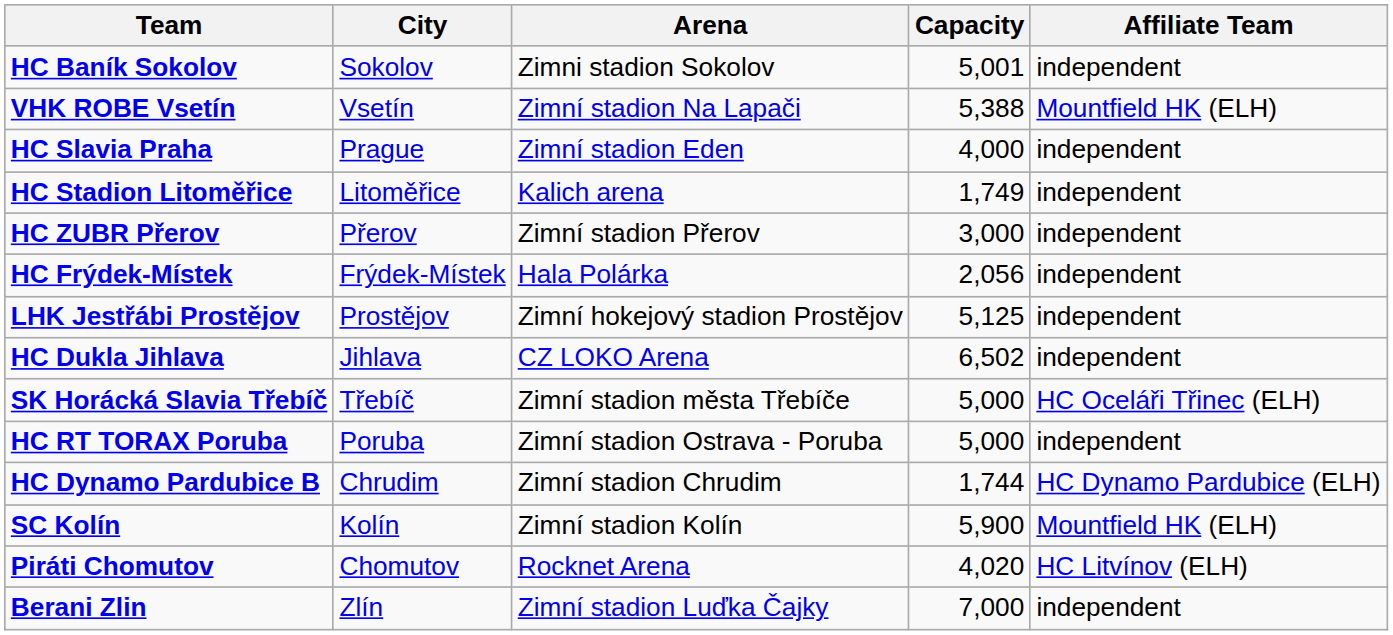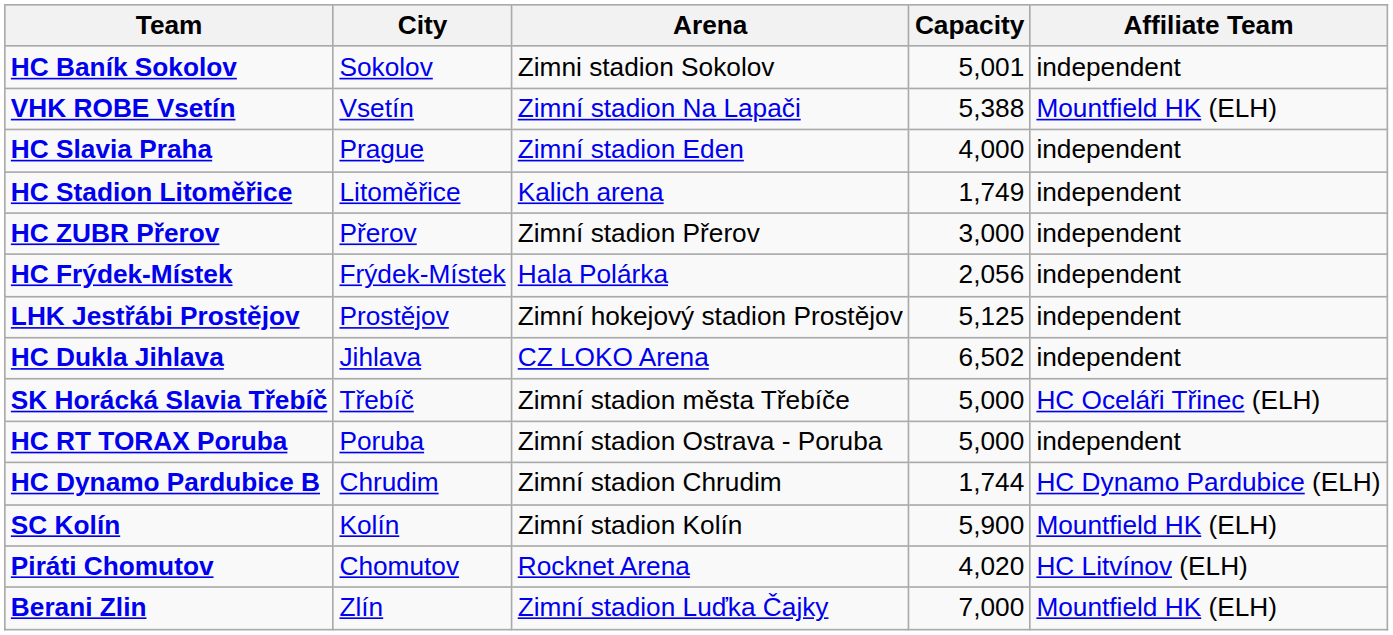(1109, 607) independent -> (1157, 607) Mountfield HK (ELH)
